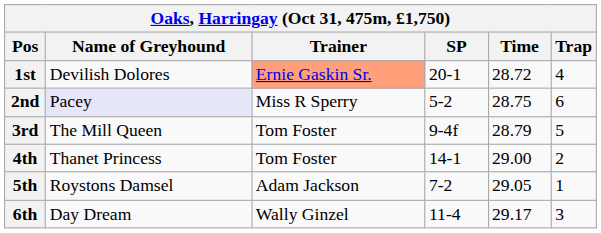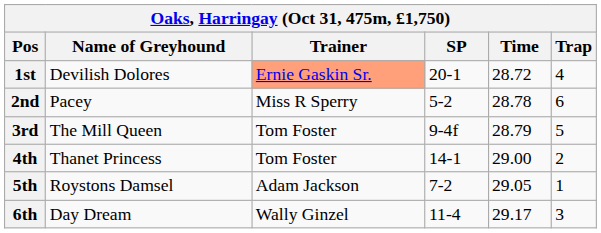(71, 102) lavender background -> (71, 102) no background
(512, 102) 28.75 -> (512, 102) 28.78
